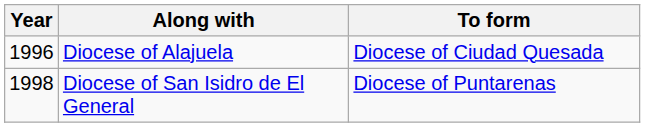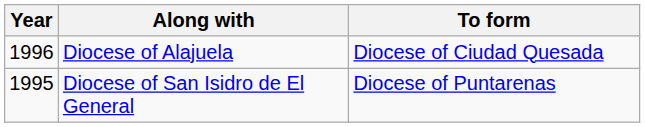(31, 83) 1998 -> (31, 83) 1995
